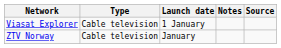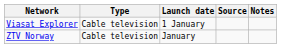columns swapped: (230, 11) <-> (260, 11)
